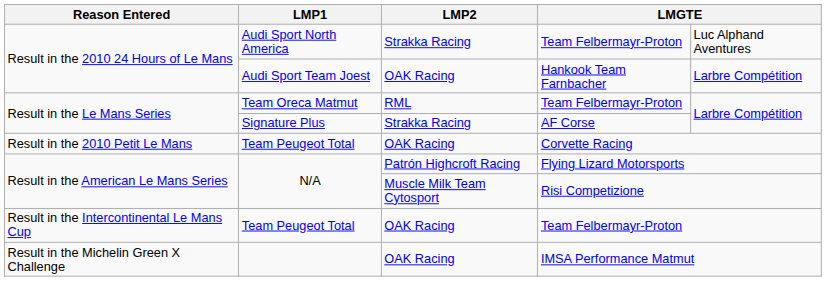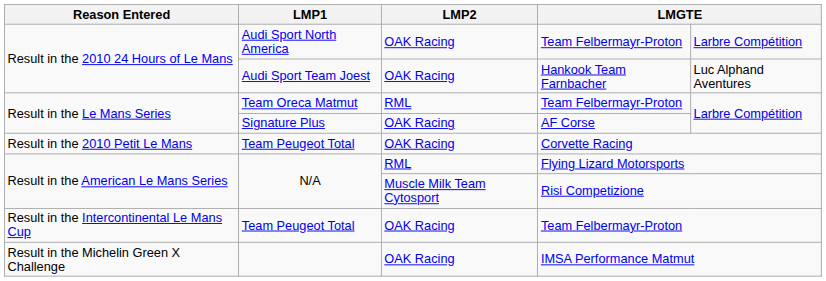(428, 41) Strakka Racing -> (419, 41) OAK Racing
(729, 41) Luc Alphand Aventures -> (748, 41) Larbre Compétition
(748, 76) Larbre Compétition -> (729, 76) Luc Alphand Aventures
(428, 123) Strakka Racing -> (419, 123) OAK Racing
(452, 163) Patrón Highcroft Racing -> (398, 163) RML
